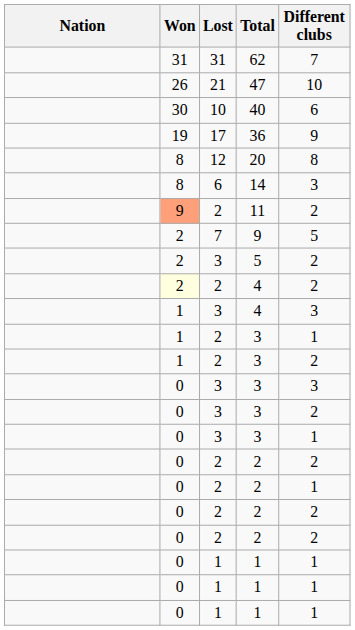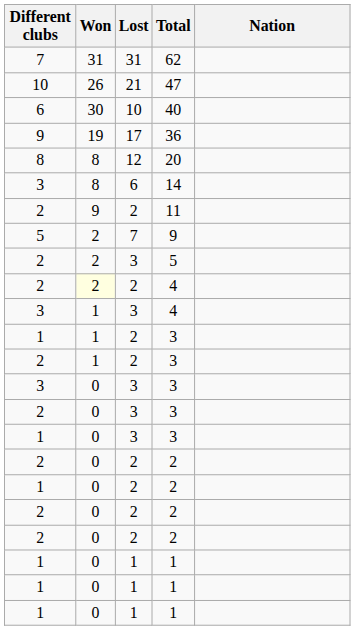columns swapped: (82, 25) <-> (314, 25)
(180, 210) lightsalmon background -> (96, 210) no background
